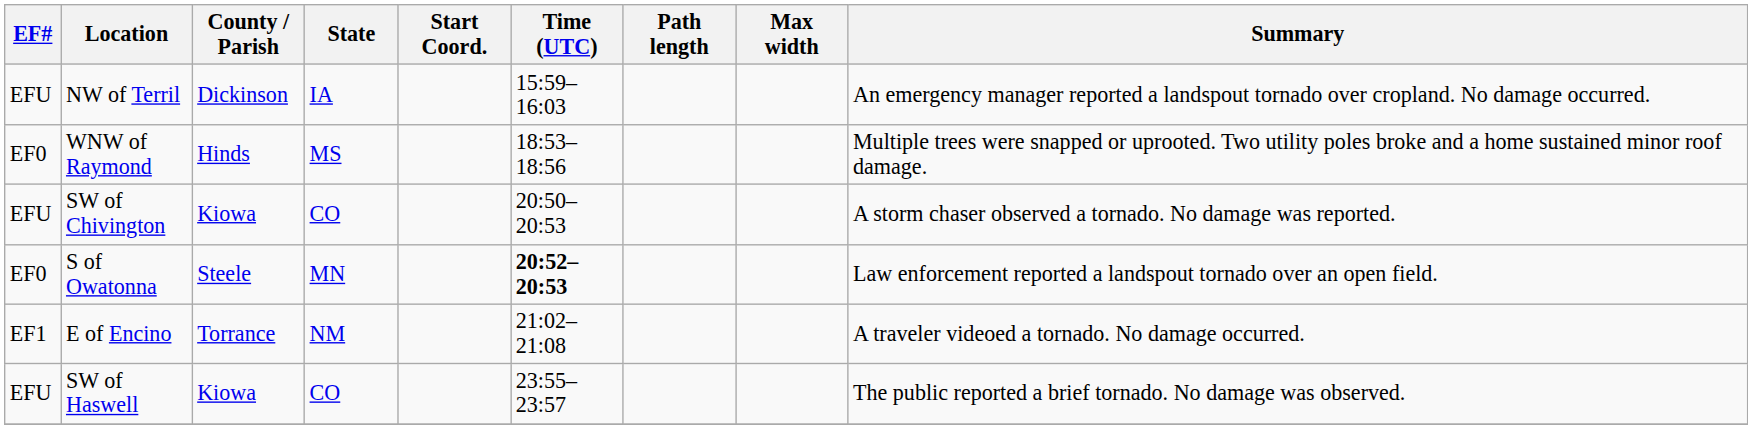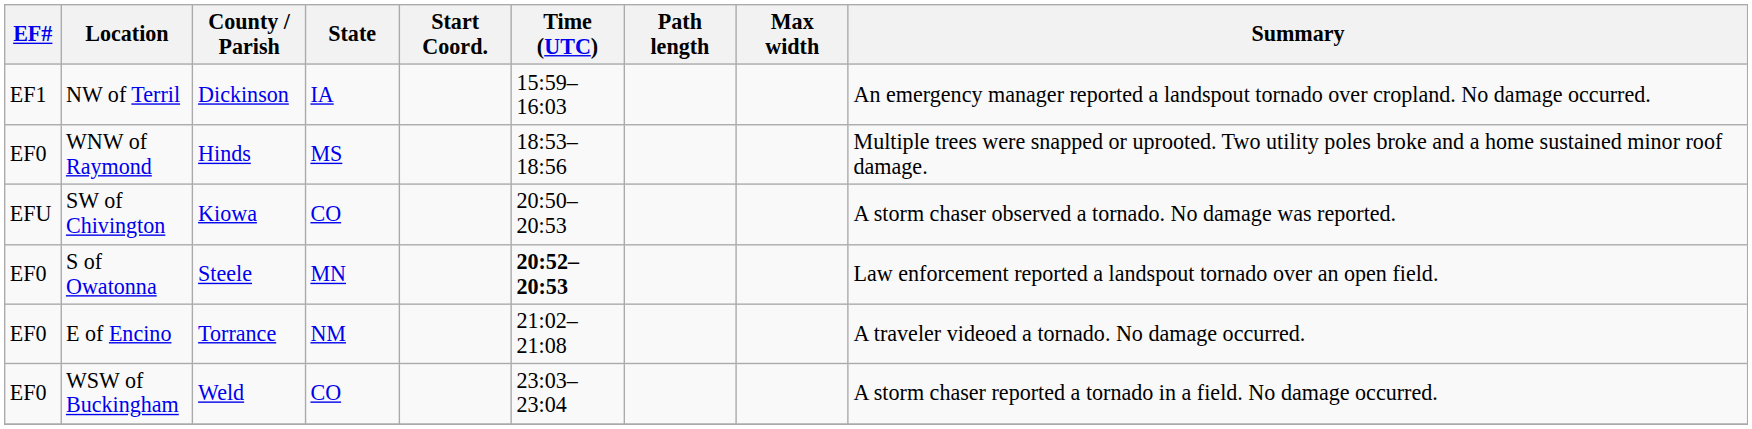(31, 94) EFU -> (28, 94) EF1
(28, 333) EF1 -> (28, 333) EF0
+ row: (122, 393)
- row: (102, 393)
